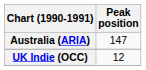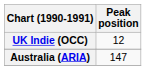rows swapped: (50, 40) <-> (50, 57)
